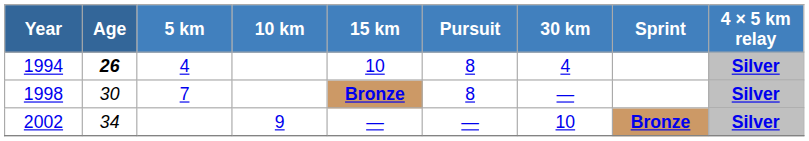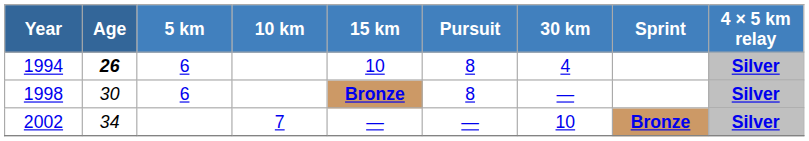(185, 66) 4 -> (185, 66) 6
(185, 94) 7 -> (185, 94) 6
(280, 122) 9 -> (280, 122) 7
